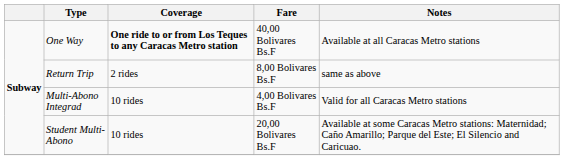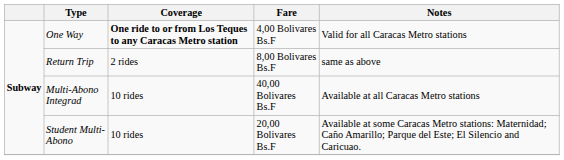(276, 40) 40,00 Bolivares Bs.F -> (286, 34) 4,00 Bolivares Bs.F
(401, 40) Available at all Caracas Metro stations -> (394, 34) Valid for all Caracas Metro stations
(286, 101) 4,00 Bolivares Bs.F -> (276, 95) 40,00 Bolivares Bs.F
(394, 101) Valid for all Caracas Metro stations -> (401, 95) Available at all Caracas Metro stations
